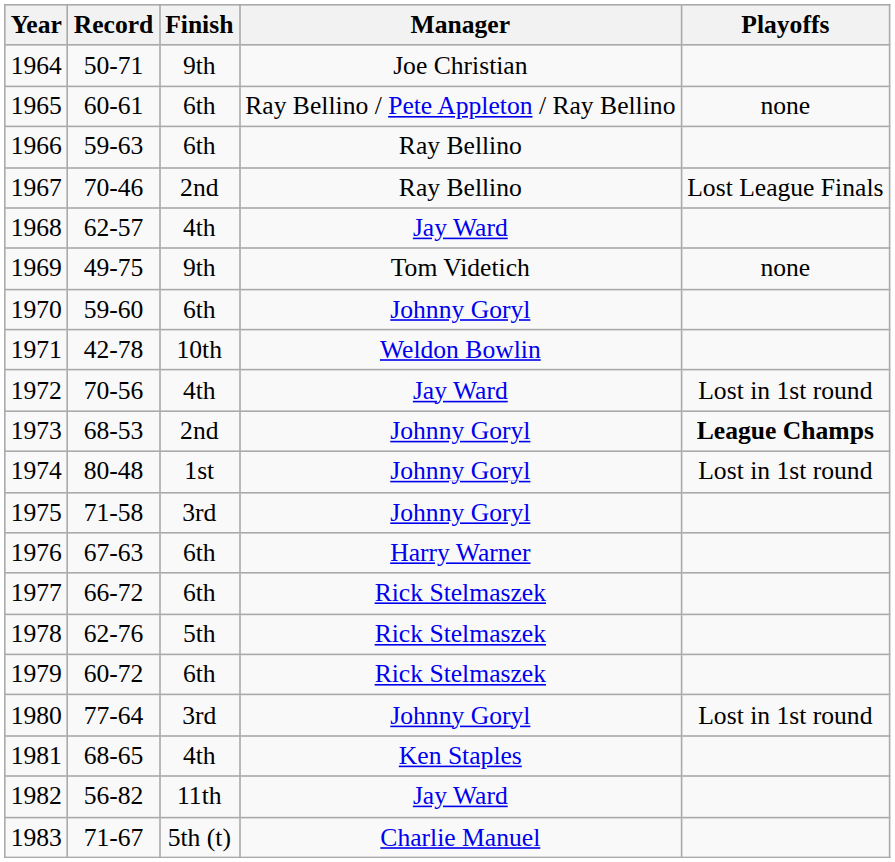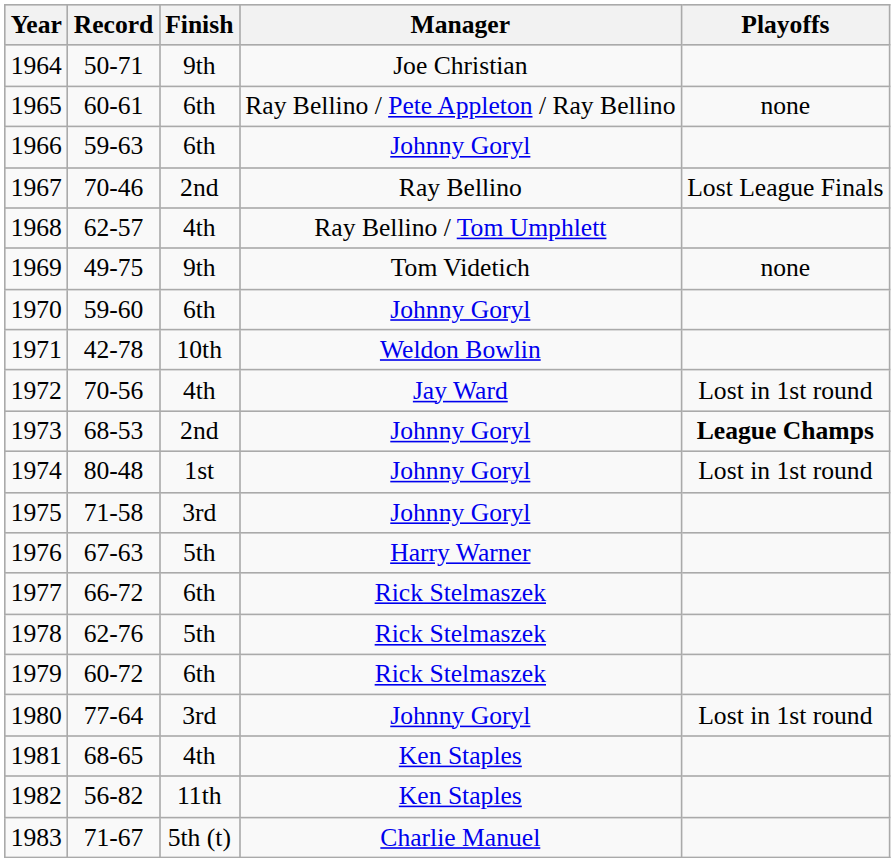(460, 146) Ray Bellino -> (460, 146) Johnny Goryl
(460, 227) Jay Ward -> (460, 227) Ray Bellino / Tom Umphlett
(199, 552) 6th -> (199, 552) 5th
(460, 796) Jay Ward -> (460, 796) Ken Staples
